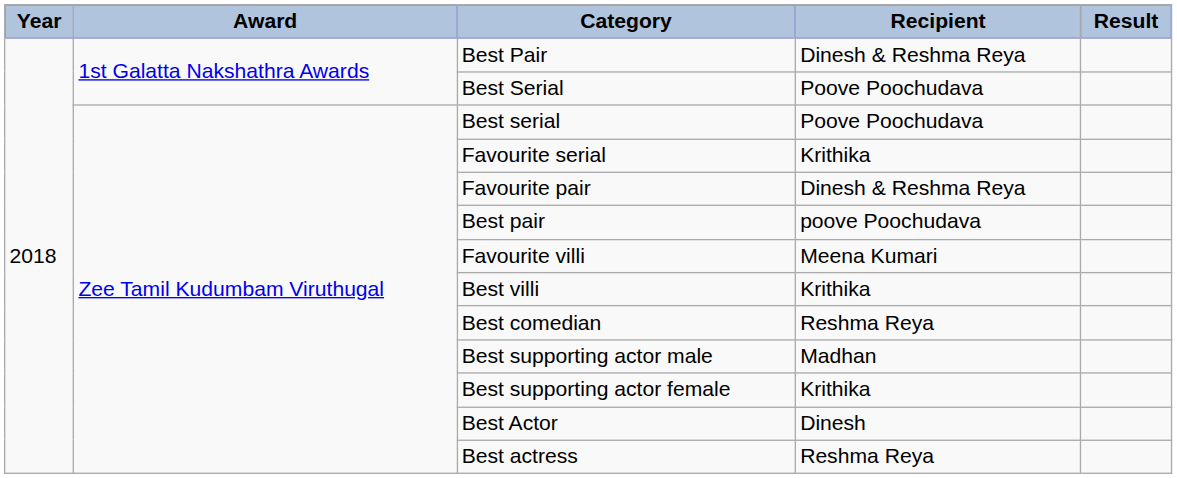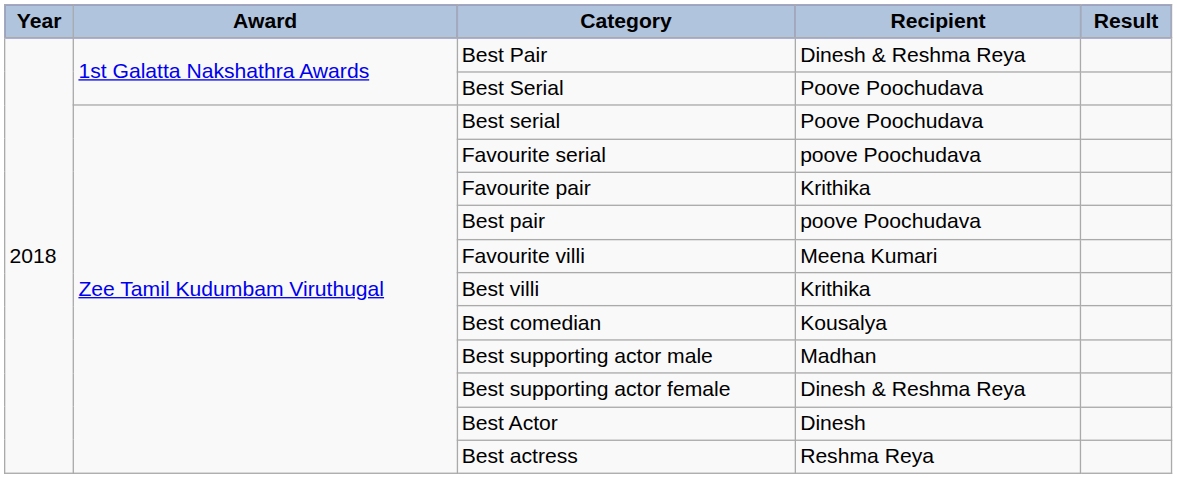(835, 155) Krithika -> (891, 155) poove Poochudava
(913, 188) Dinesh & Reshma Reya -> (835, 188) Krithika
(867, 322) Reshma Reya -> (844, 322) Kousalya
(835, 389) Krithika -> (913, 389) Dinesh & Reshma Reya
